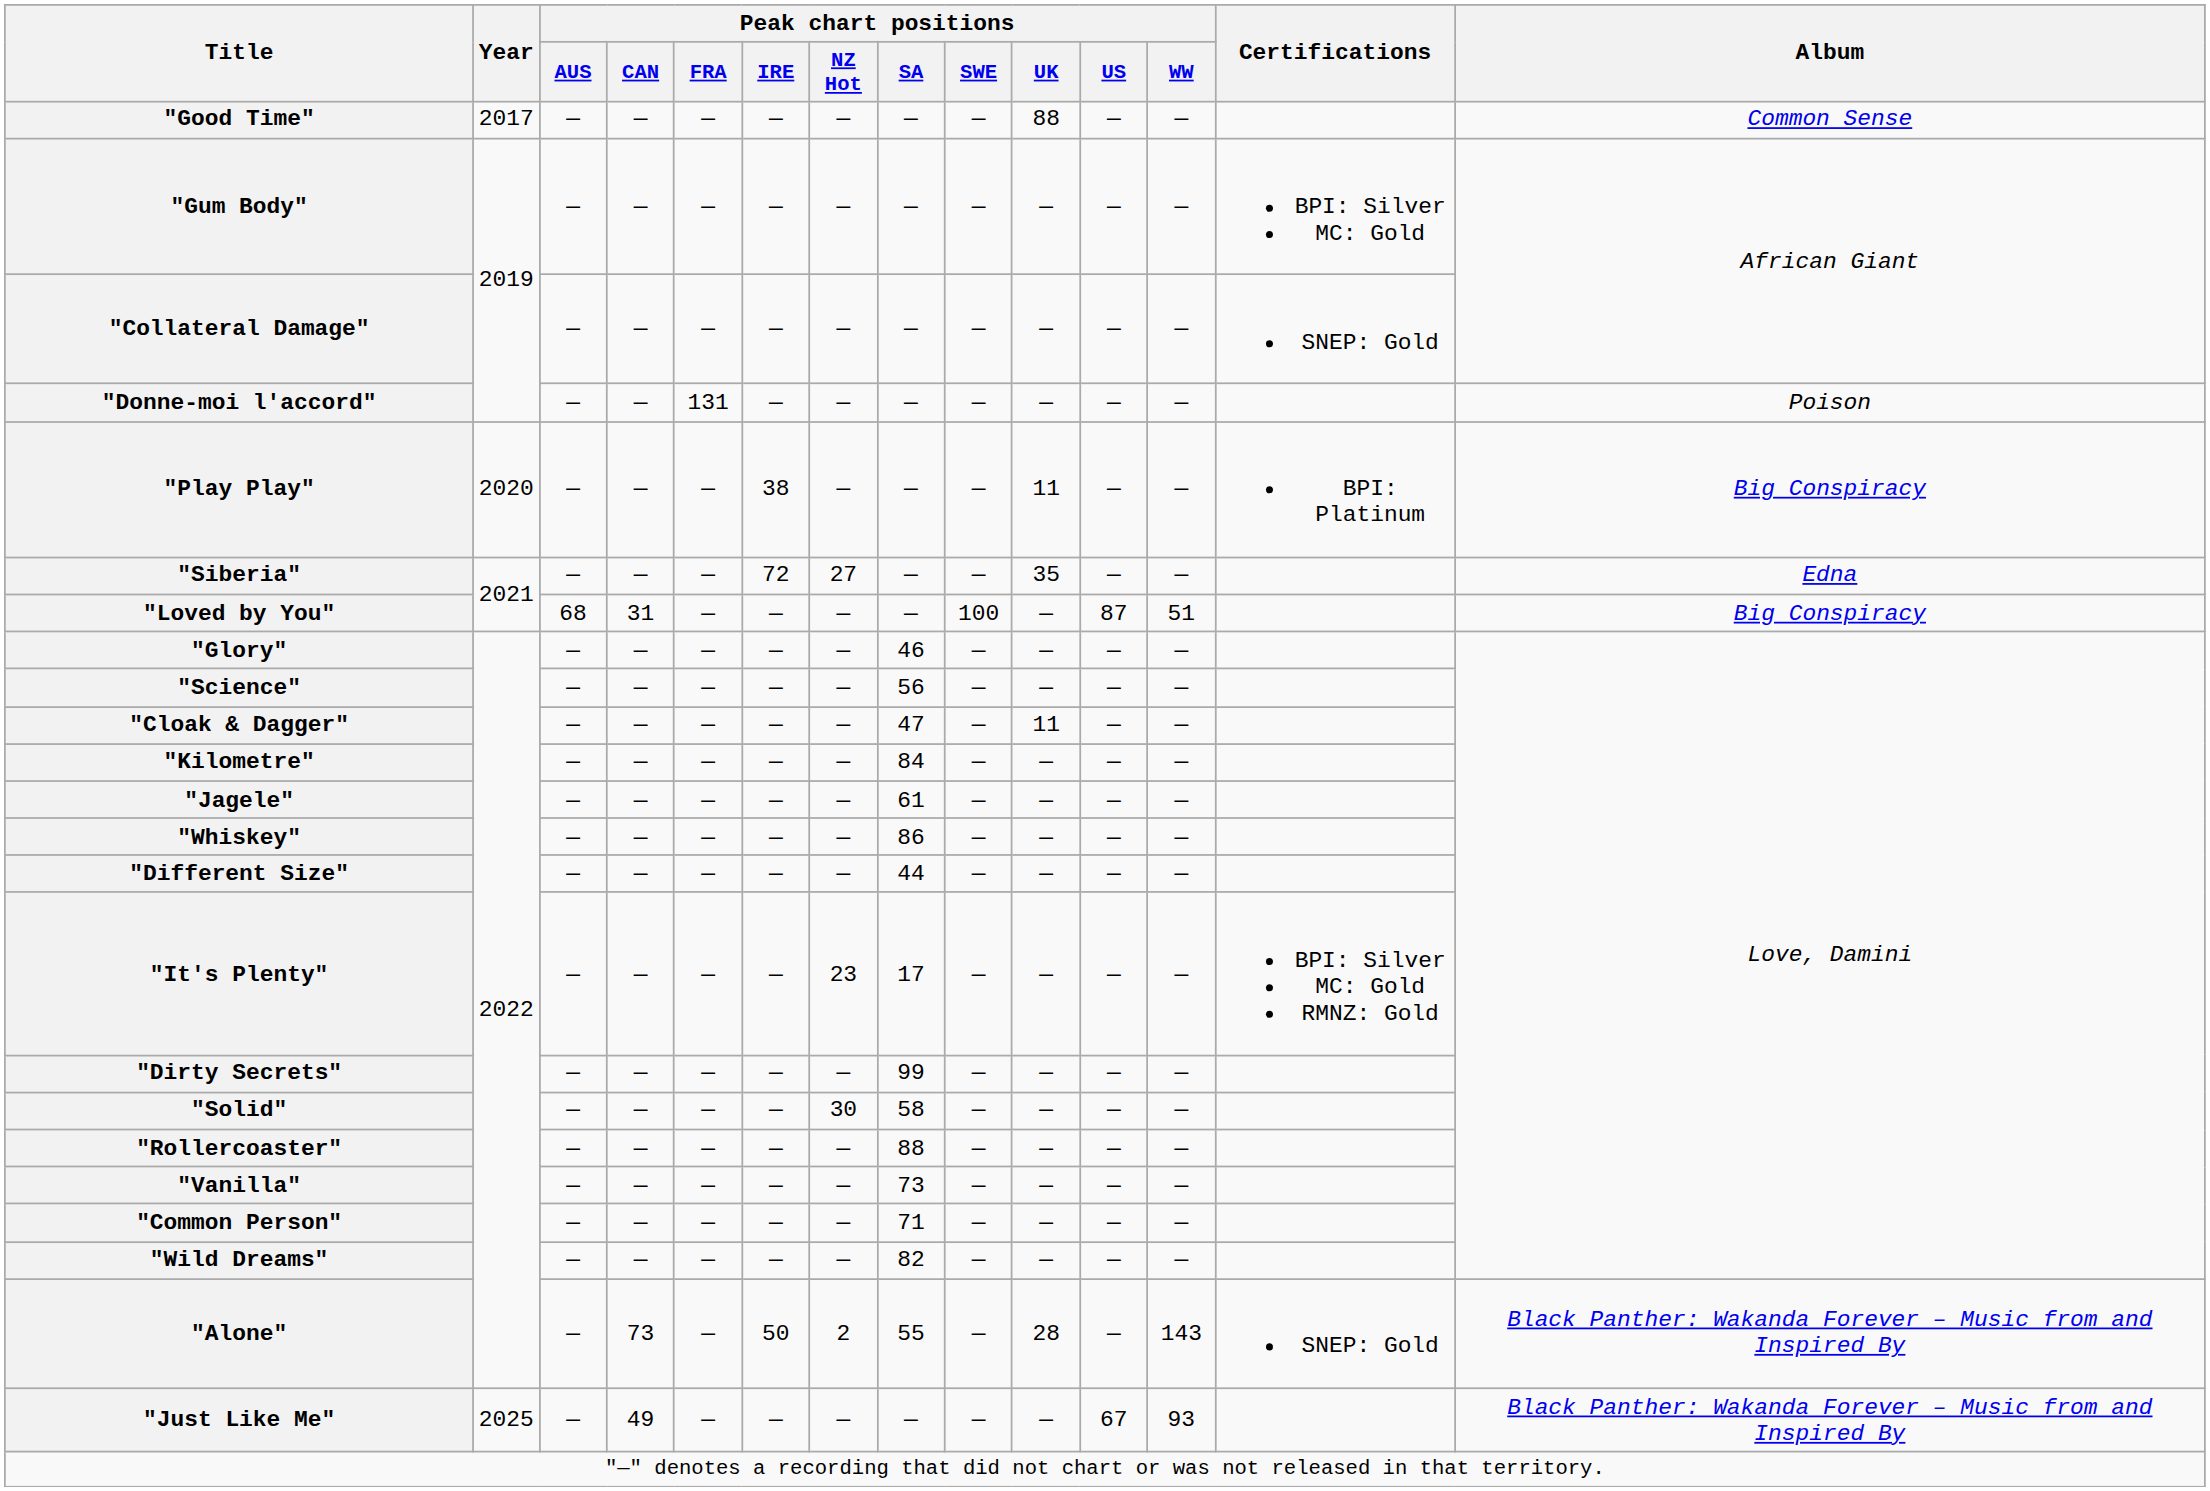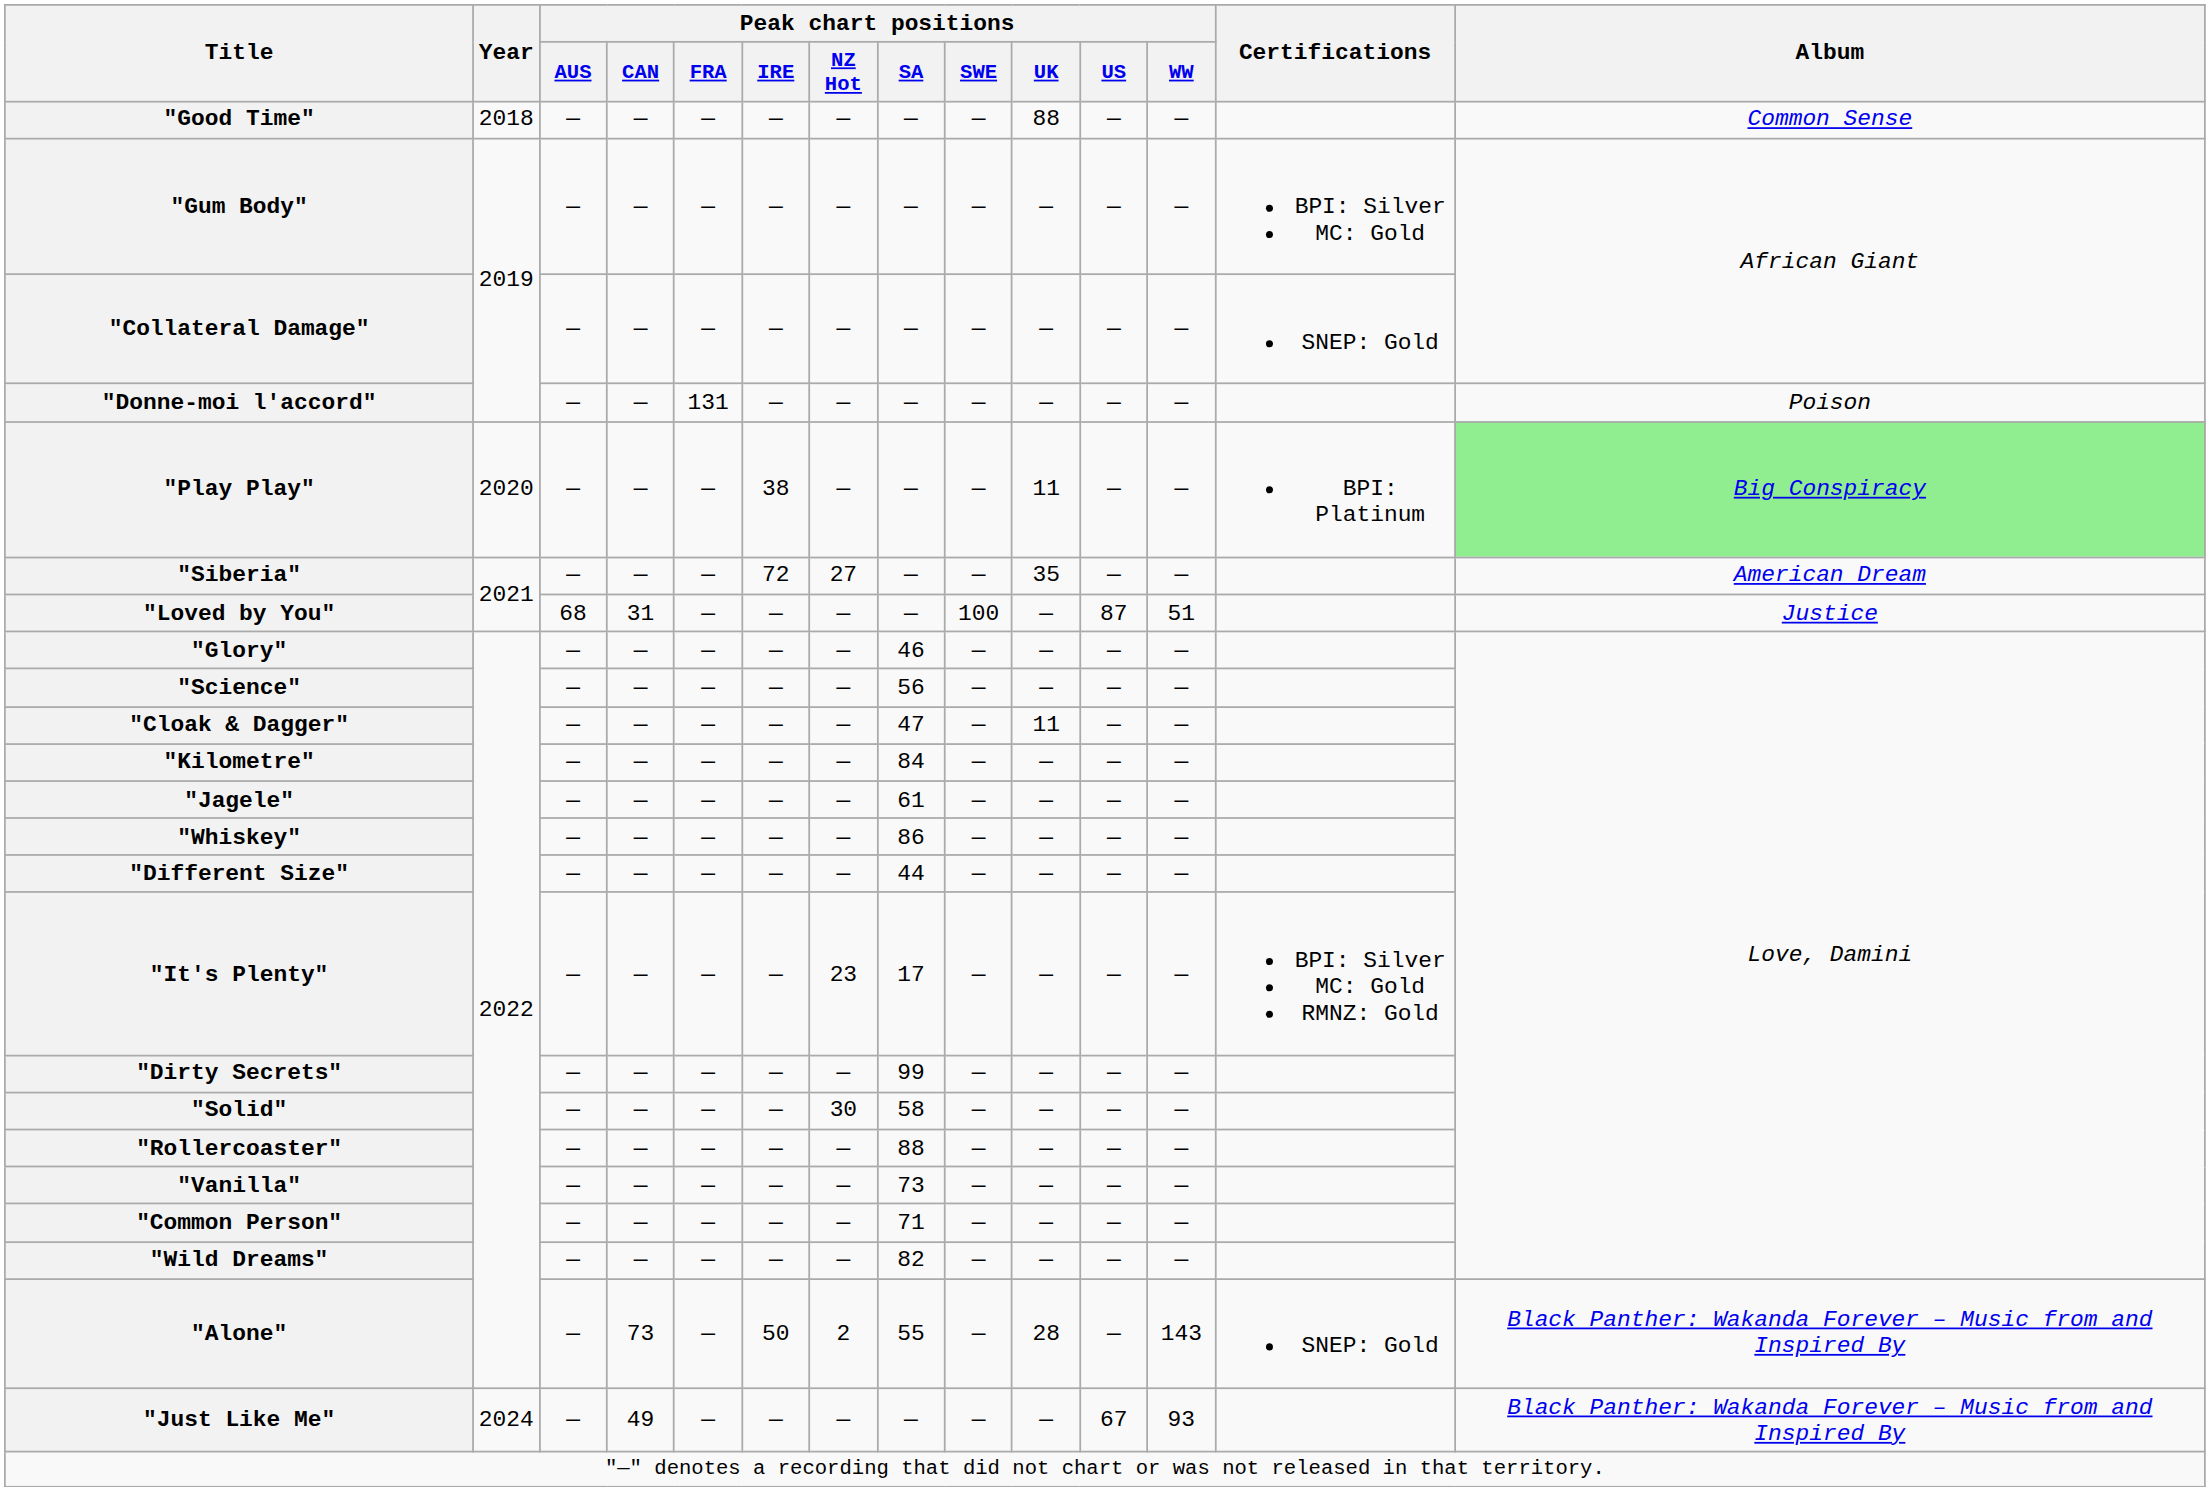(506, 120) 2017 -> (506, 120) 2018
(1830, 489) no background -> (1830, 489) lightgreen background
(1830, 576) Edna -> (1830, 576) American Dream
(1830, 613) Big Conspiracy -> (1830, 613) Justice
(506, 1420) 2025 -> (506, 1420) 2024
